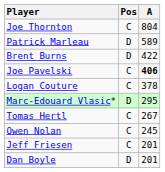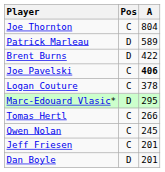(149, 116) 267 -> (149, 116) 266
